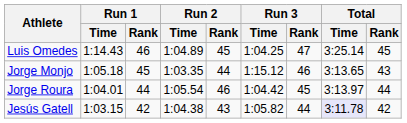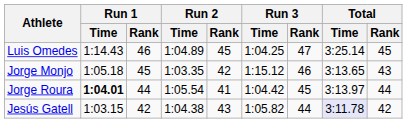(224, 71) 44 -> (224, 71) 42
(103, 90) normal -> (103, 90) bold
(224, 90) 46 -> (224, 90) 41
